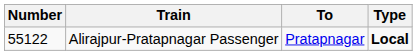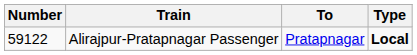(28, 38) 55122 -> (28, 38) 59122
